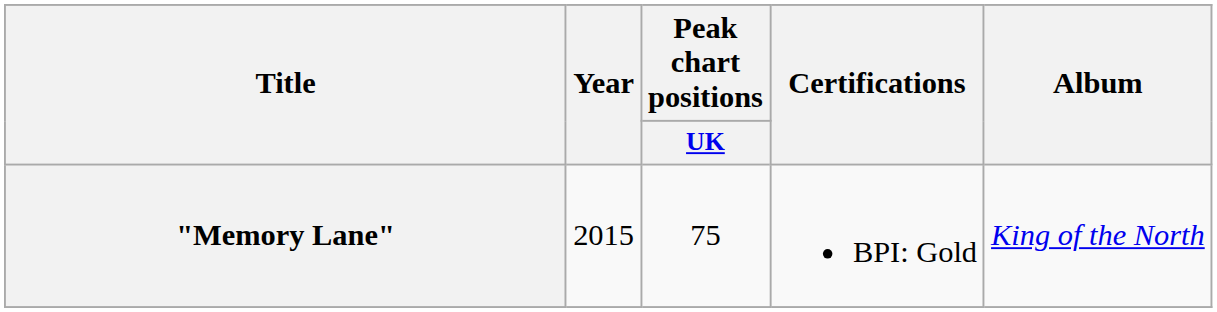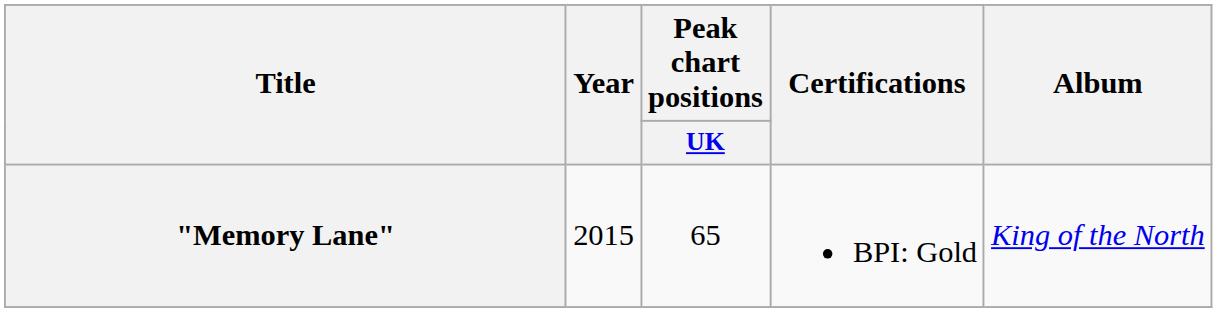(705, 235) 75 -> (705, 235) 65
